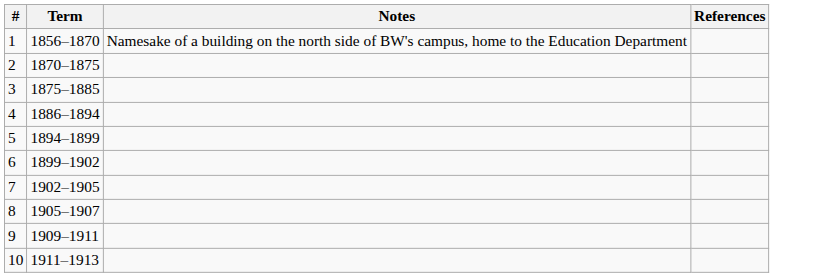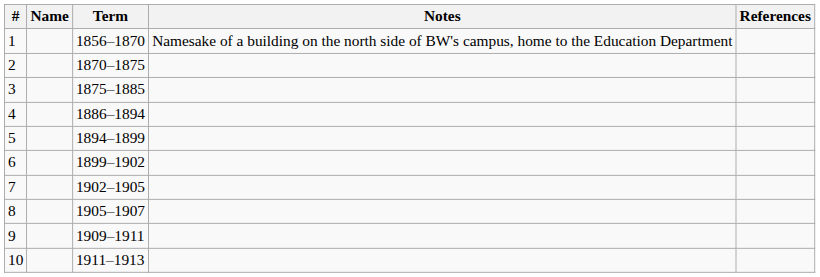+ column: (50, 16)
